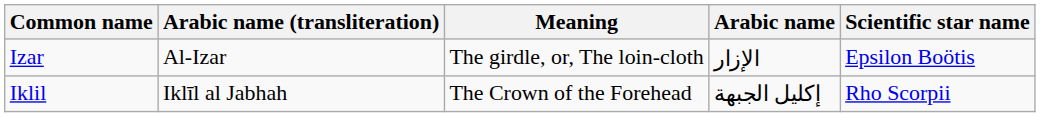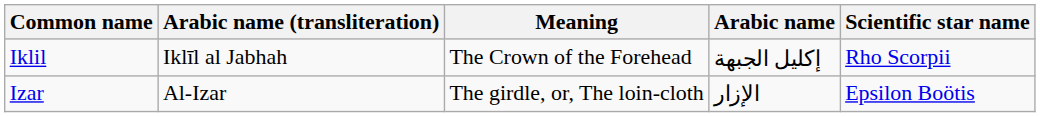rows swapped: (28, 93) <-> (27, 57)
